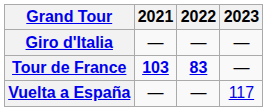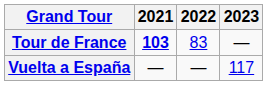- row: (69, 42)
(198, 67) bold -> (198, 42) normal
